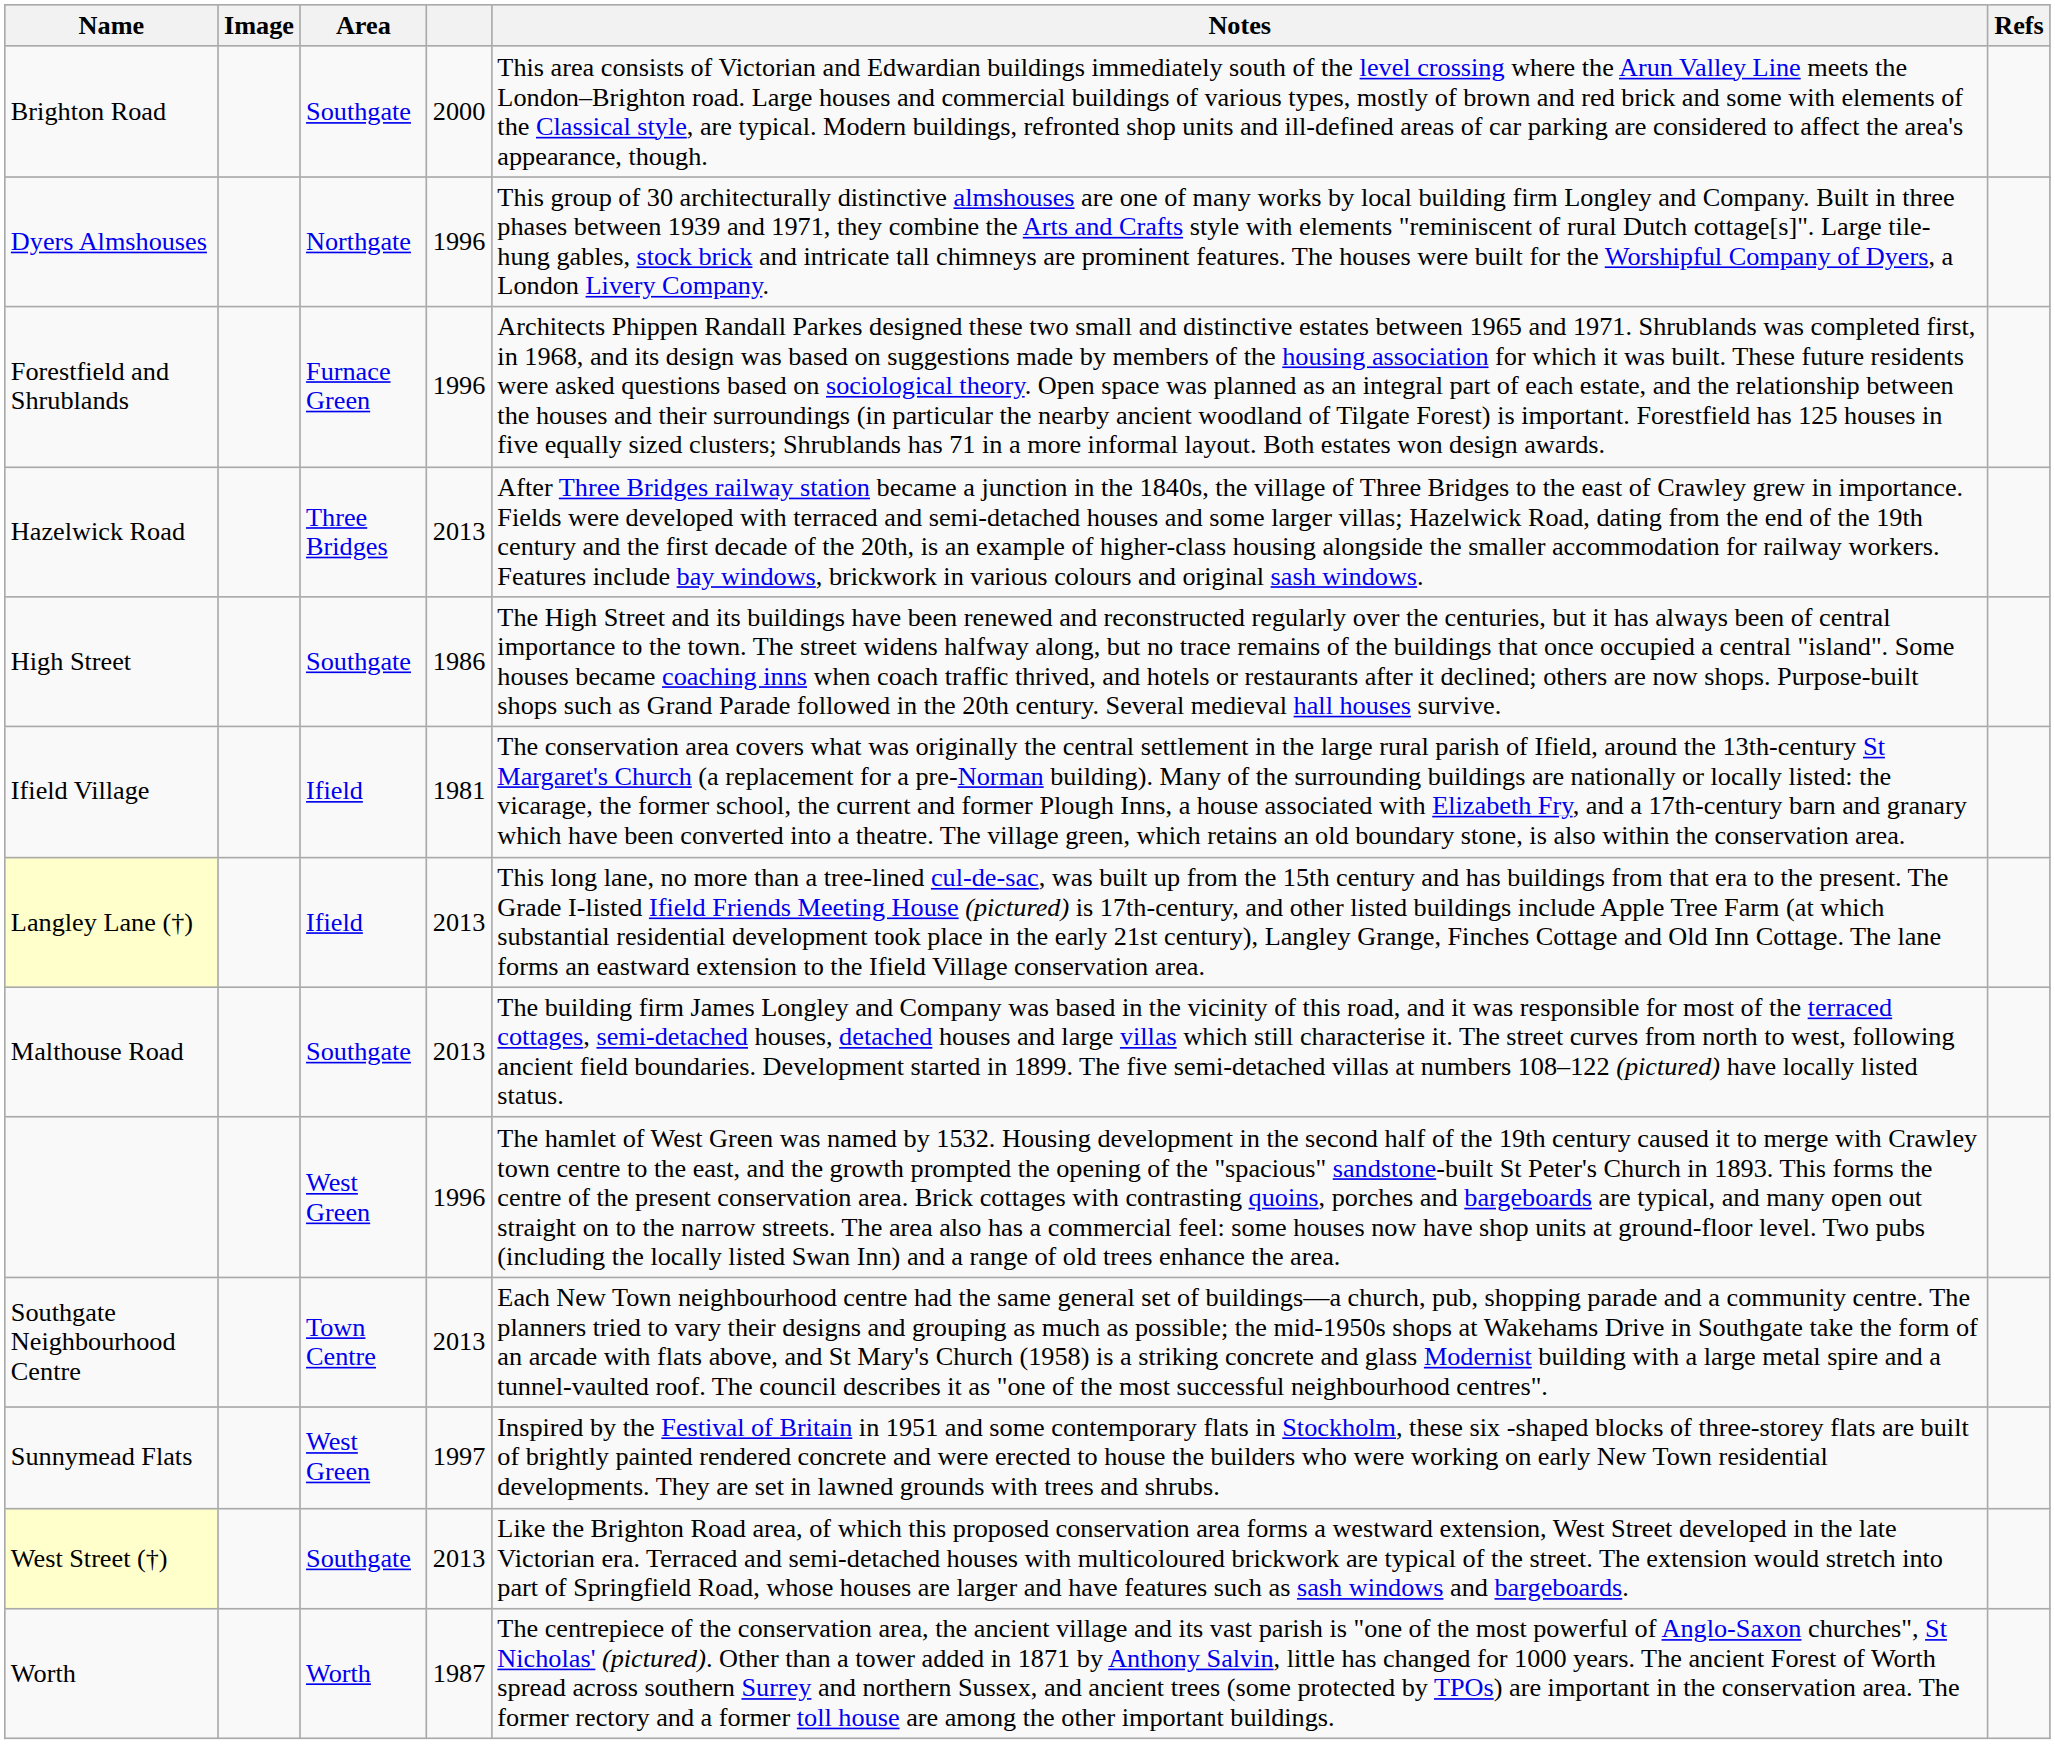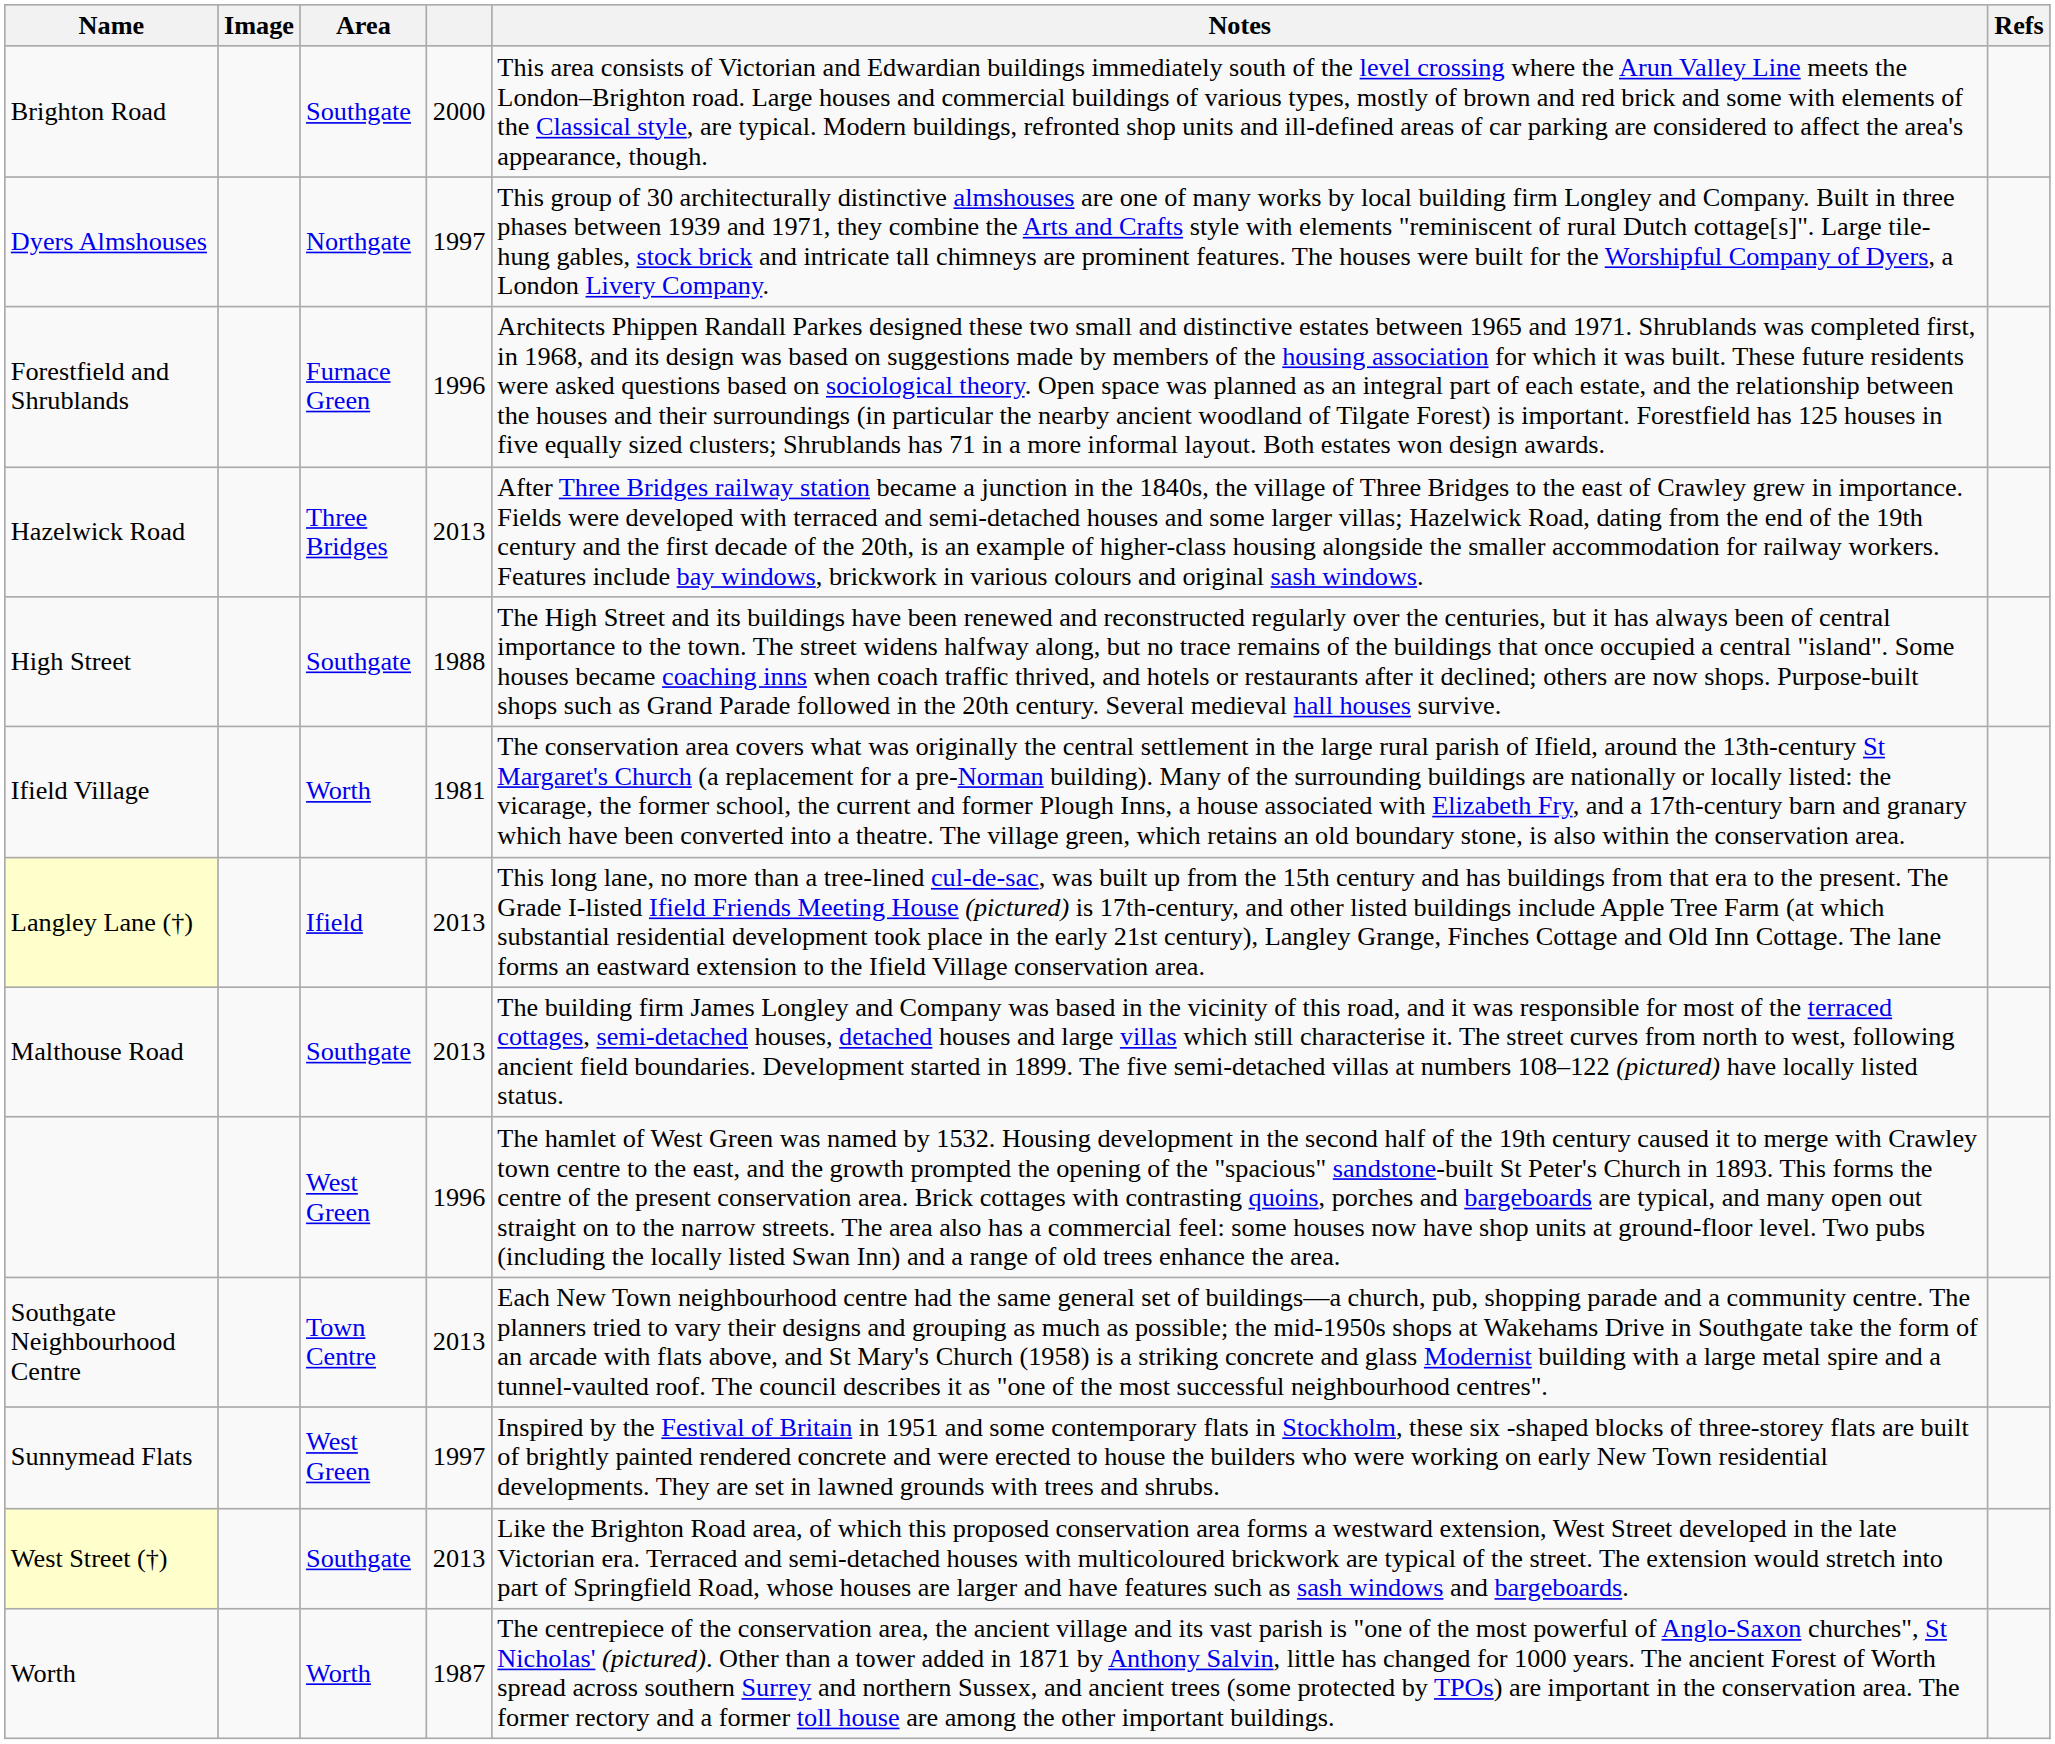(459, 241) 1996 -> (459, 241) 1997
(459, 661) 1986 -> (459, 661) 1988
(334, 791) Ifield -> (339, 791) Worth
